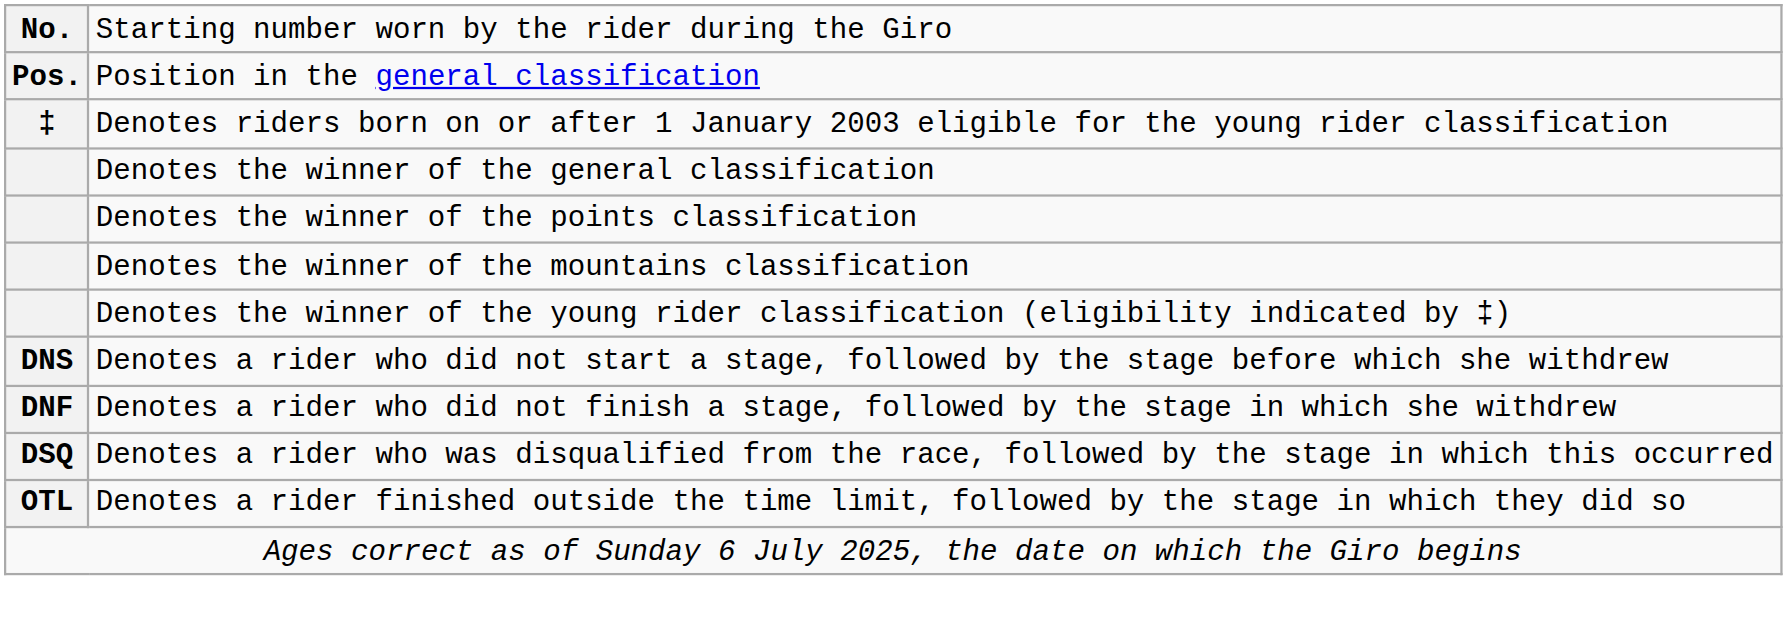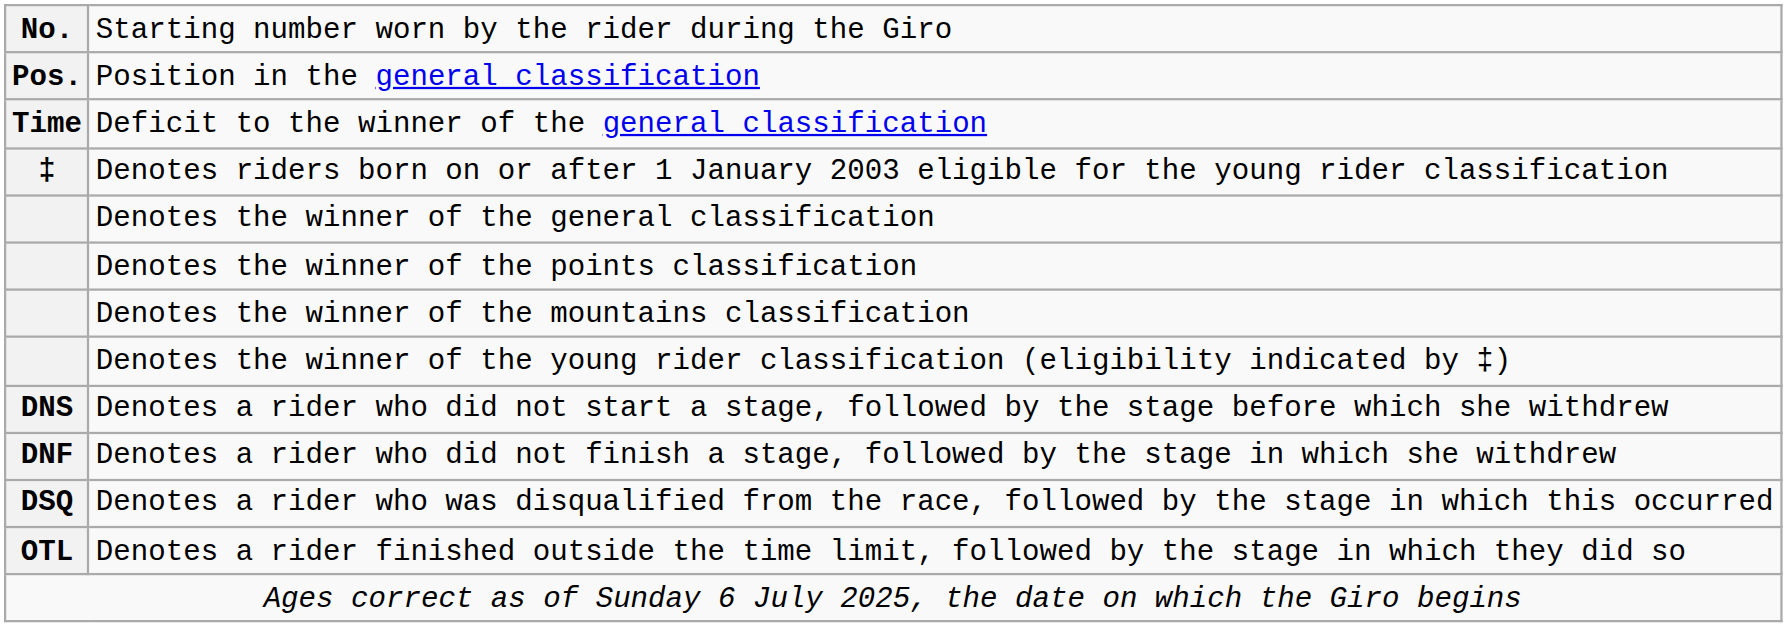+ row: (541, 124)
